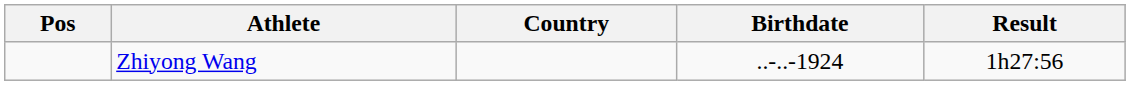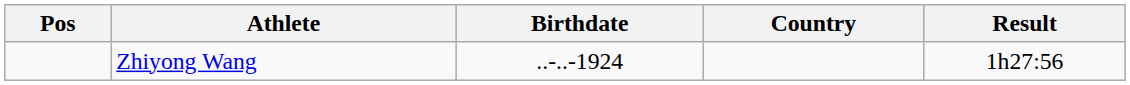columns swapped: (800, 23) <-> (566, 23)
